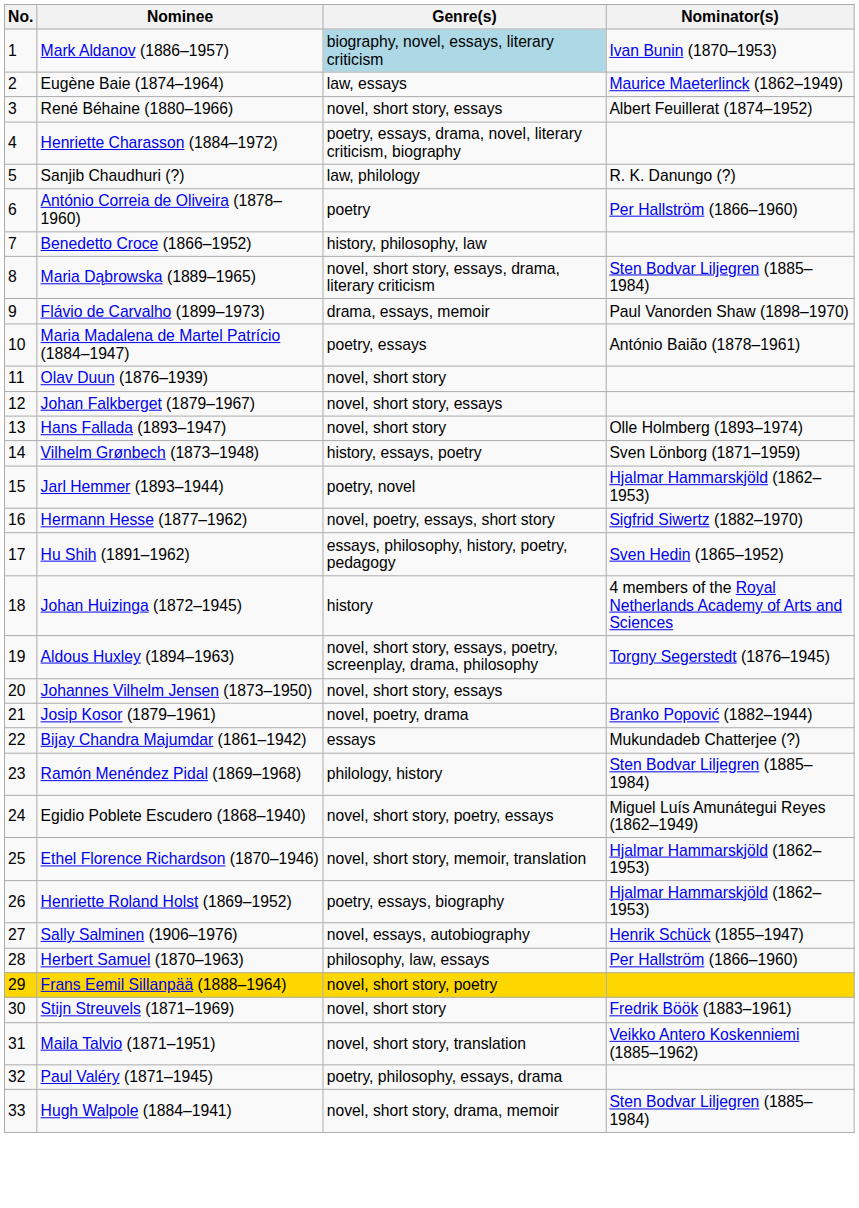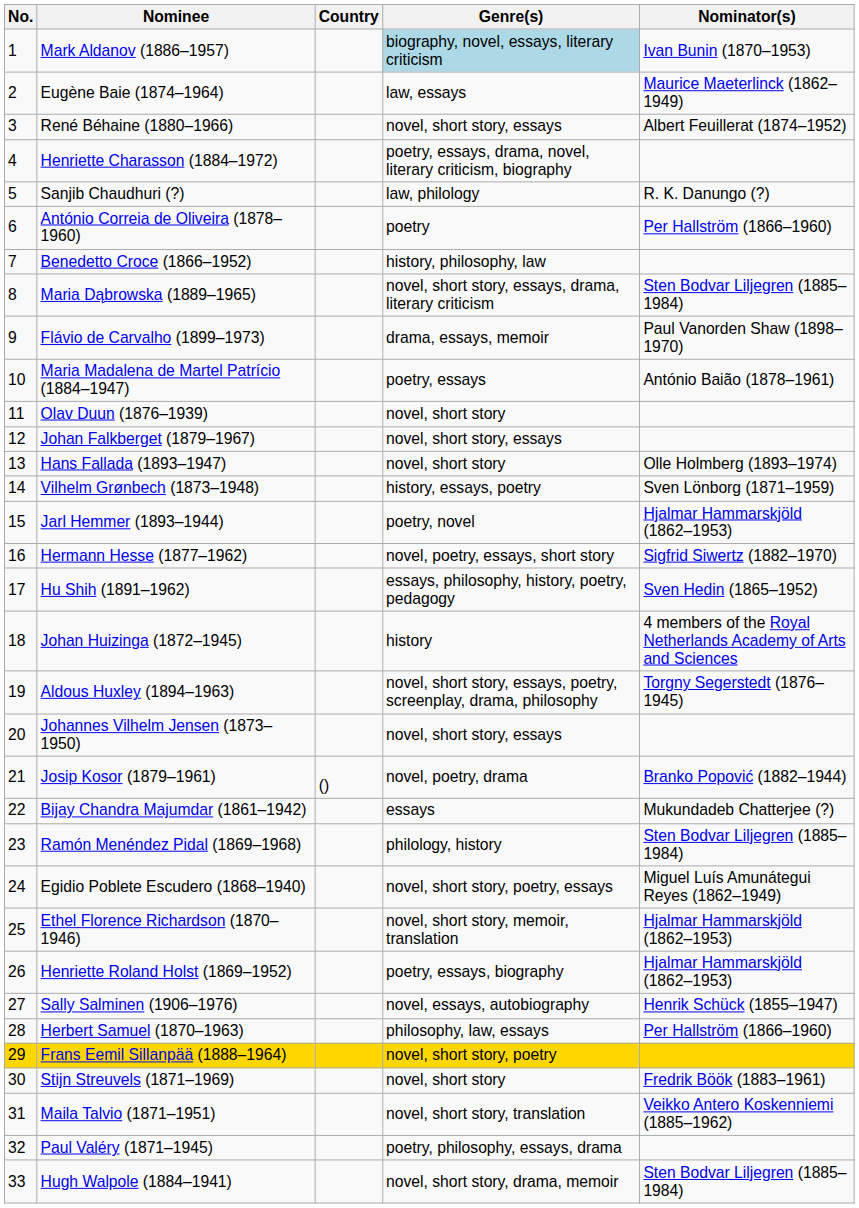+ column: (349, 16)
